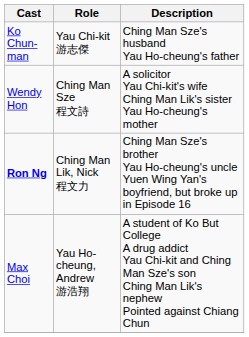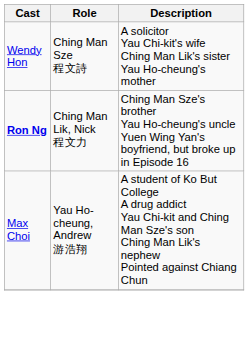- row: (22, 43)
